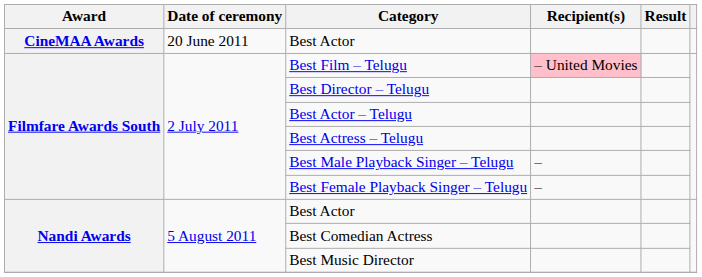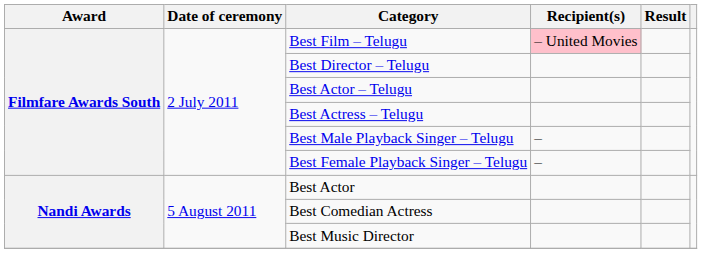- row: (84, 41)
